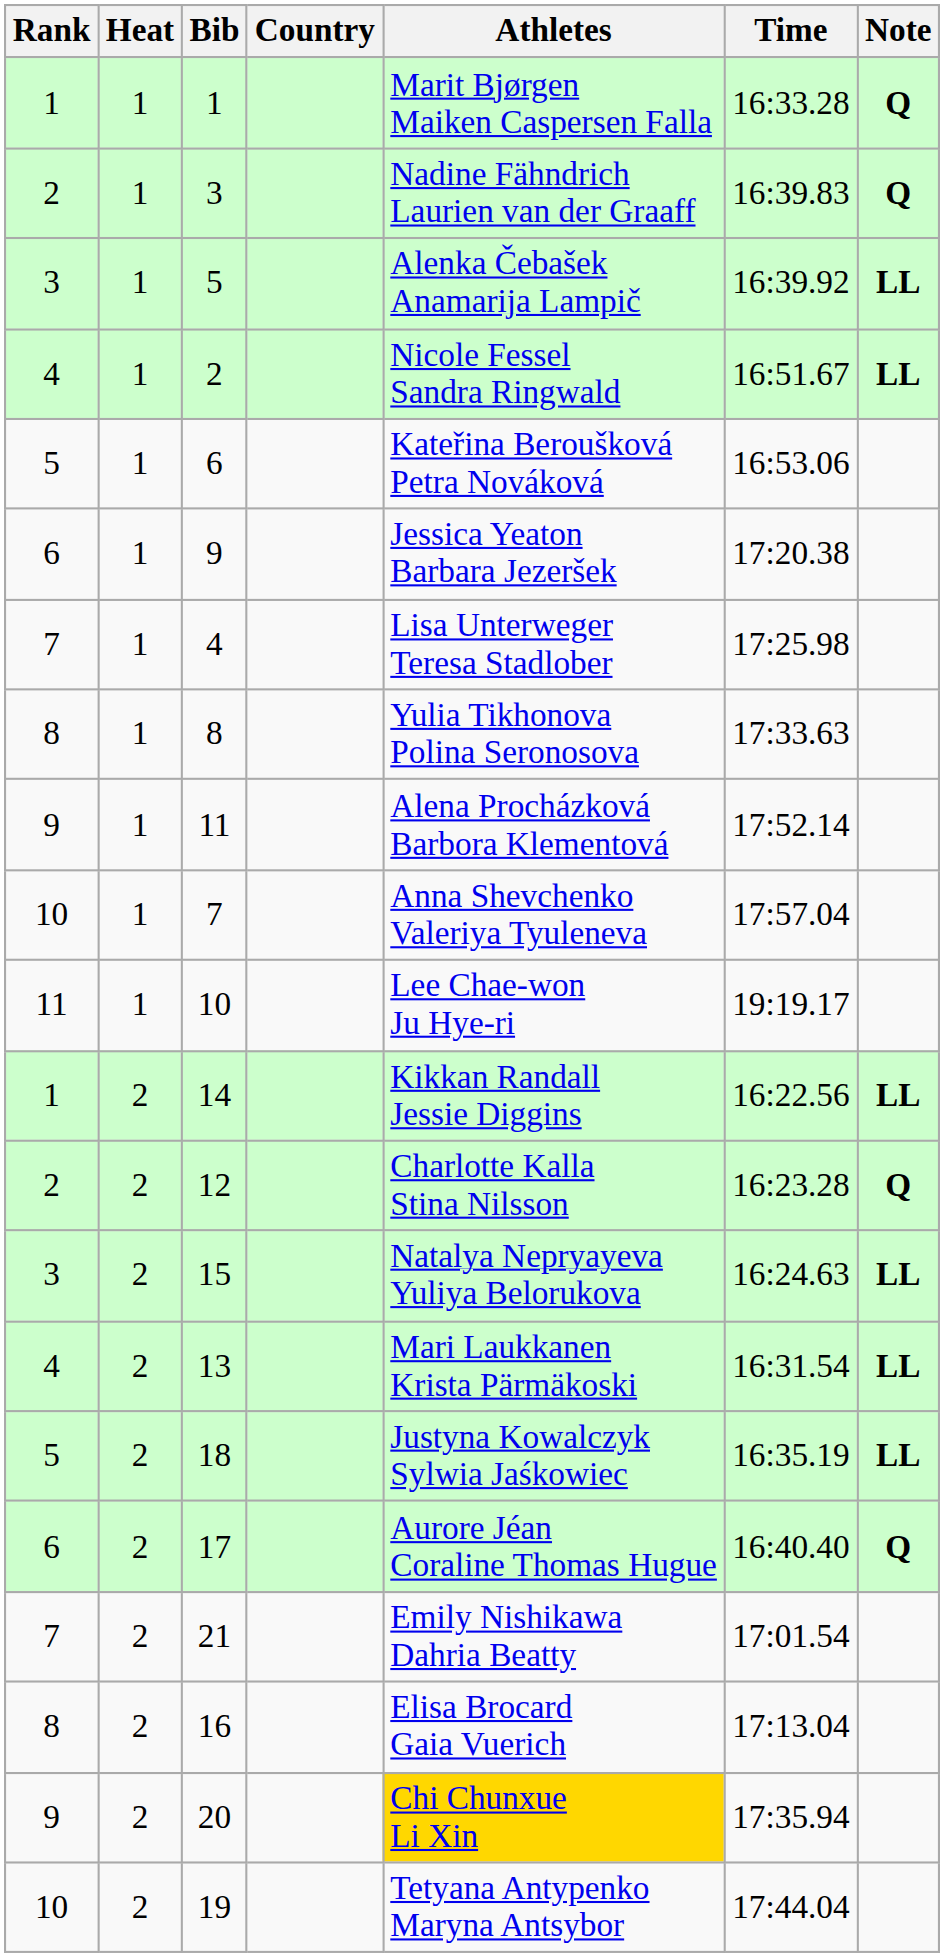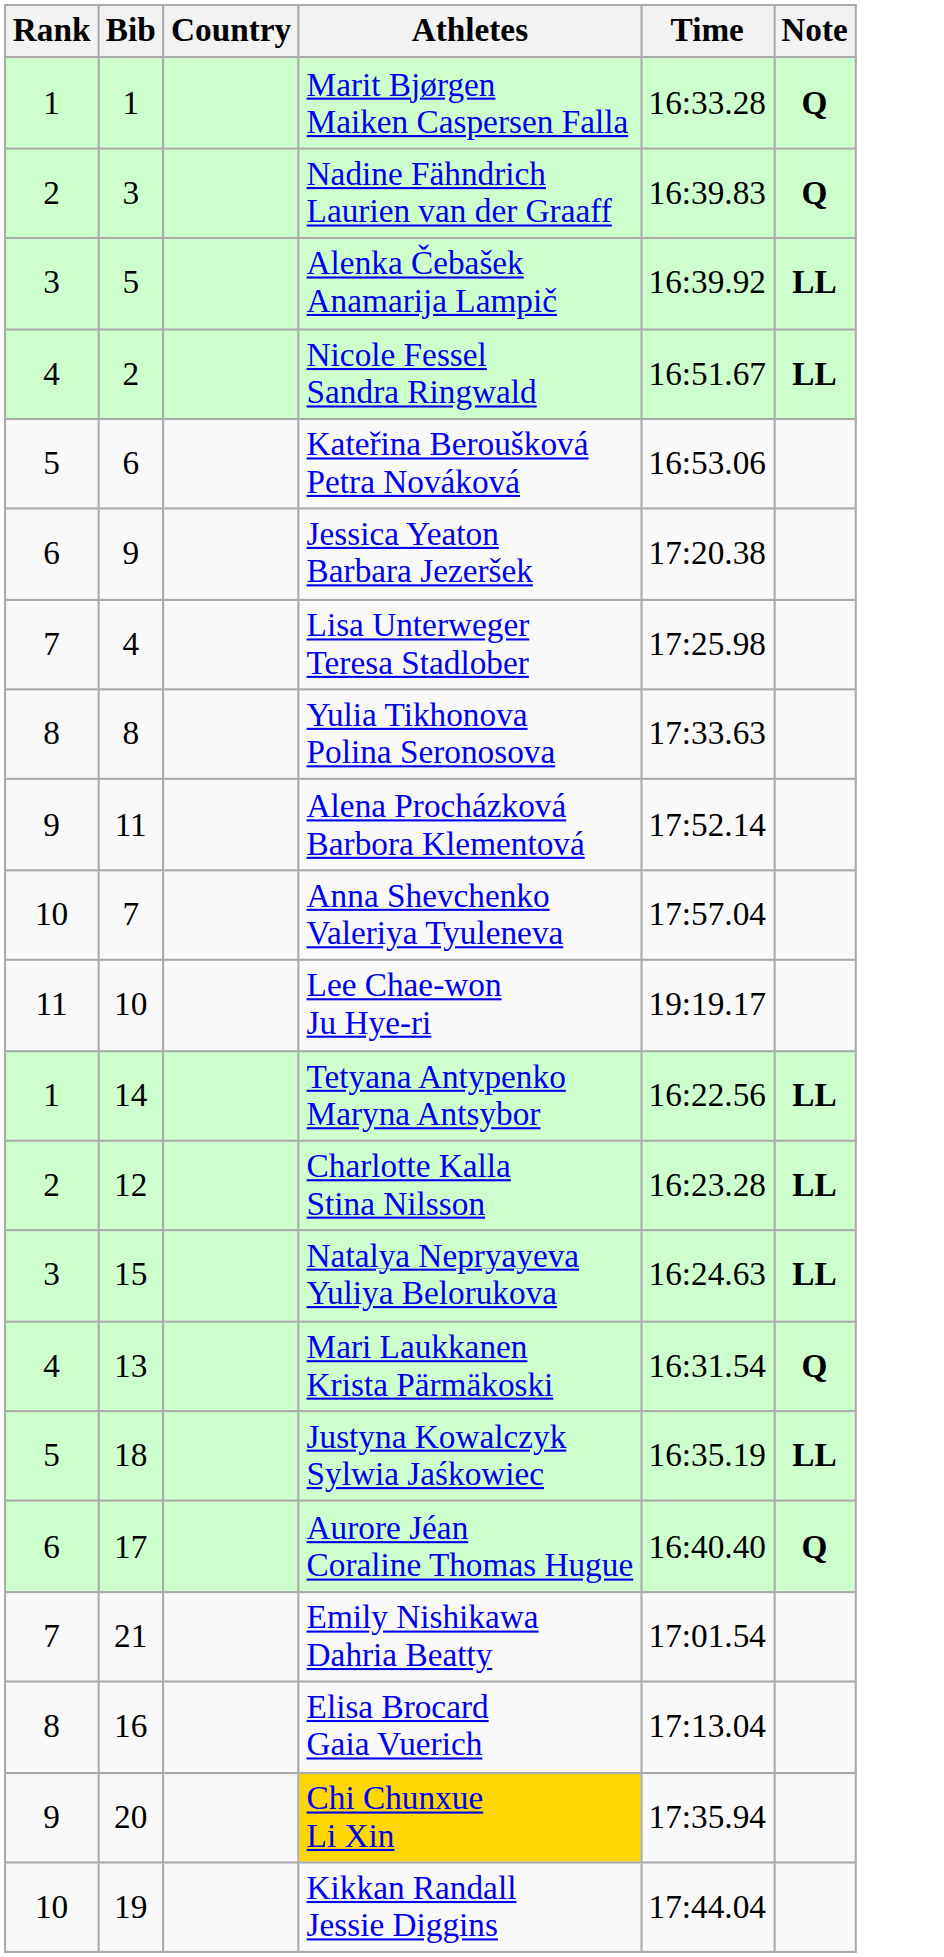- column: (140, 30)
(495, 1094) Kikkan Randall Jessie Diggins -> (436, 1094) Tetyana Antypenko Maryna Antsybor
(898, 1185) Q -> (815, 1185) LL
(898, 1365) LL -> (815, 1365) Q
(520, 1906) Tetyana Antypenko Maryna Antsybor -> (411, 1906) Kikkan Randall Jessie Diggins
